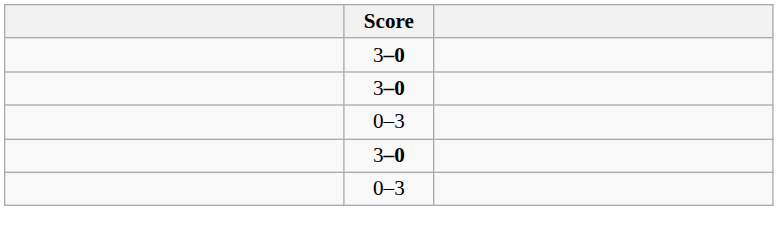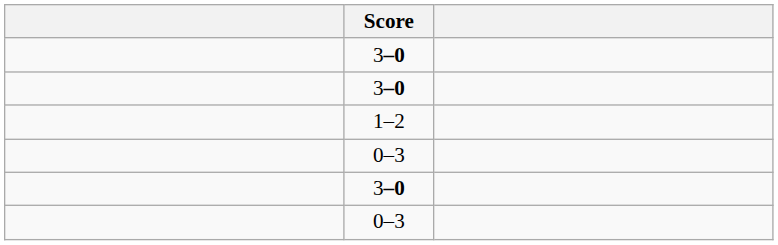+ row: (175, 122)
